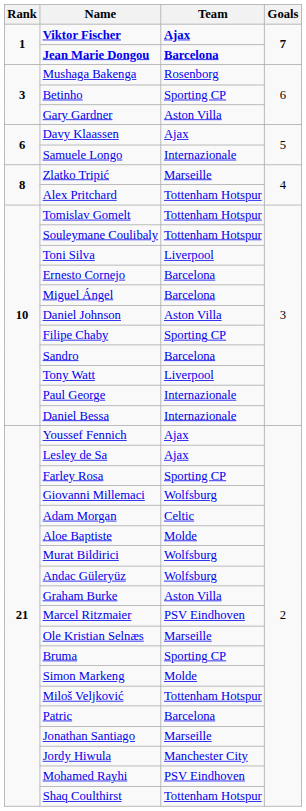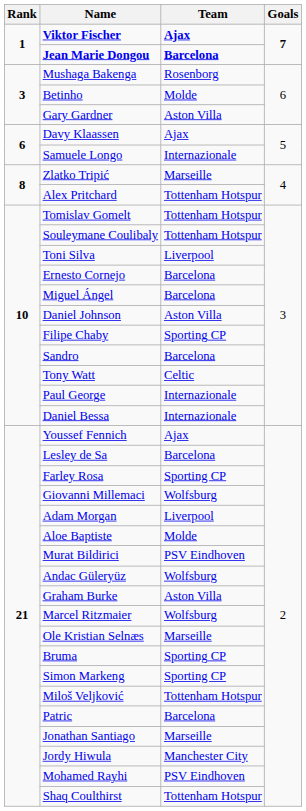(195, 94) Sporting CP -> (180, 94) Molde
(189, 375) Liverpool -> (179, 375) Celtic
(176, 455) Ajax -> (190, 455) Barcelona
(179, 515) Celtic -> (189, 515) Liverpool
(190, 555) Wolfsburg -> (204, 555) PSV Eindhoven
(204, 615) PSV Eindhoven -> (190, 615) Wolfsburg
(180, 676) Molde -> (195, 676) Sporting CP
